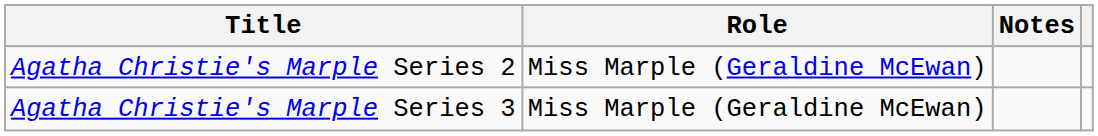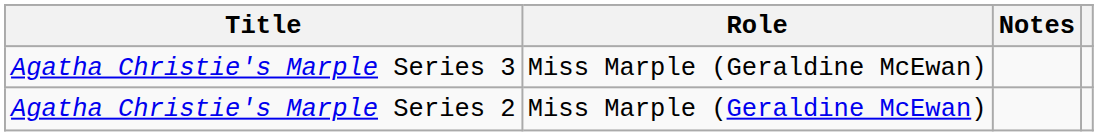rows swapped: (263, 67) <-> (263, 109)
